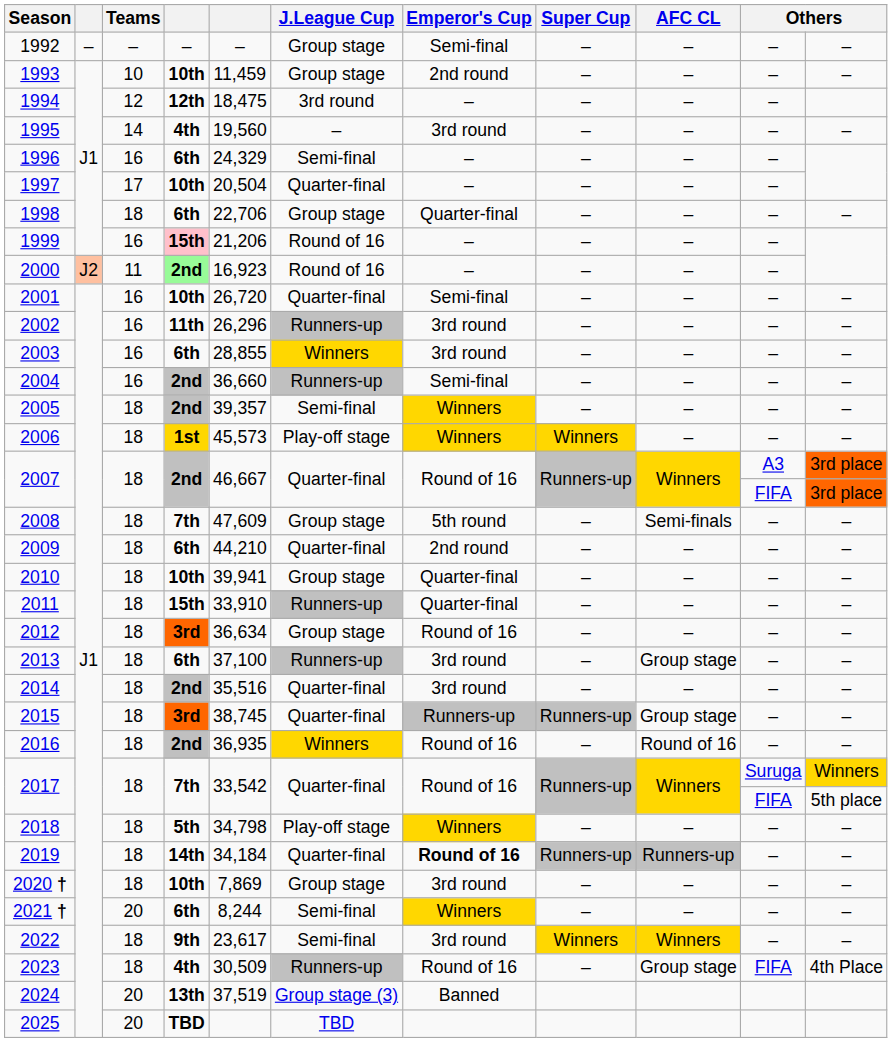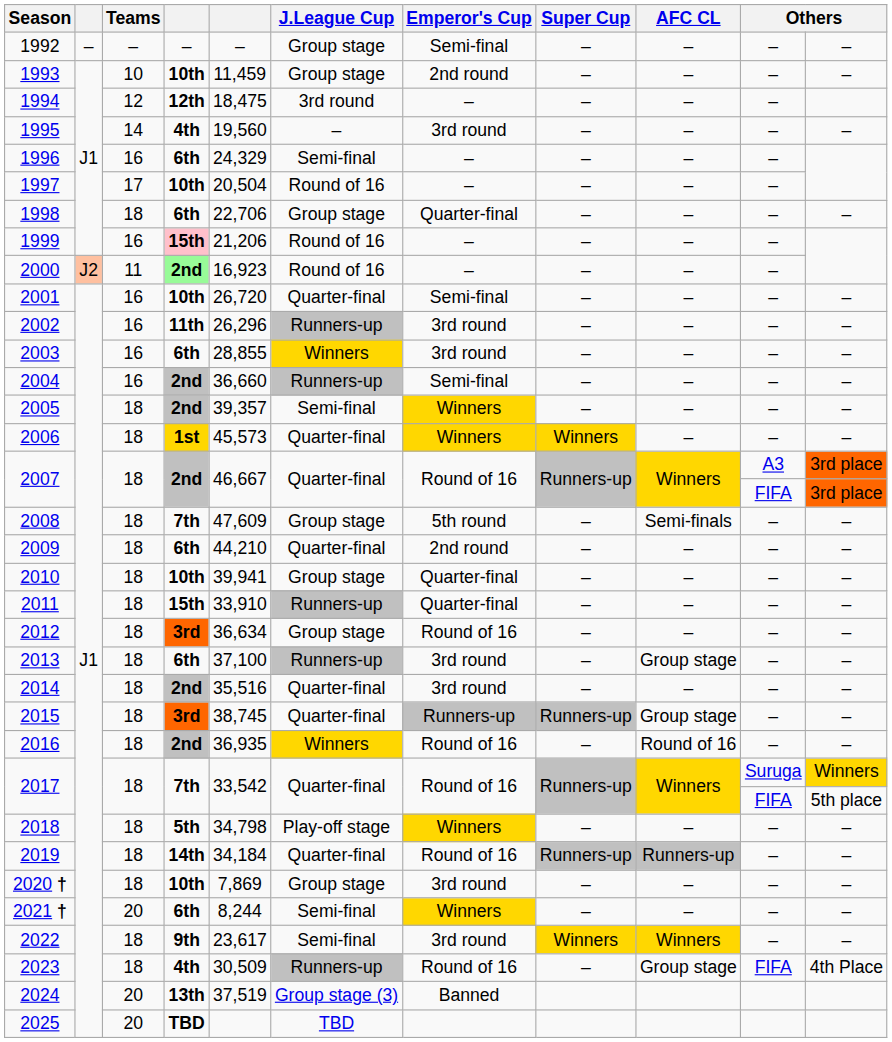(337, 185) Quarter-final -> (337, 185) Round of 16
(337, 437) Play-off stage -> (337, 437) Quarter-final
(469, 855) bold -> (469, 855) normal
